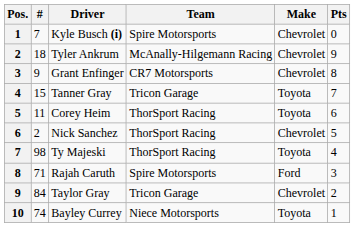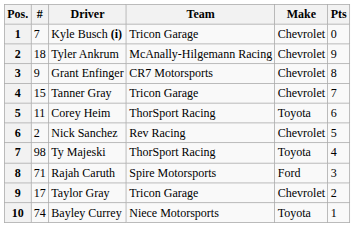(173, 34) Spire Motorsports -> (164, 34) Tricon Garage
(294, 93) Toyota -> (301, 93) Chevrolet
(172, 133) ThorSport Racing -> (157, 133) Rev Racing
(40, 192) 84 -> (40, 192) 17
